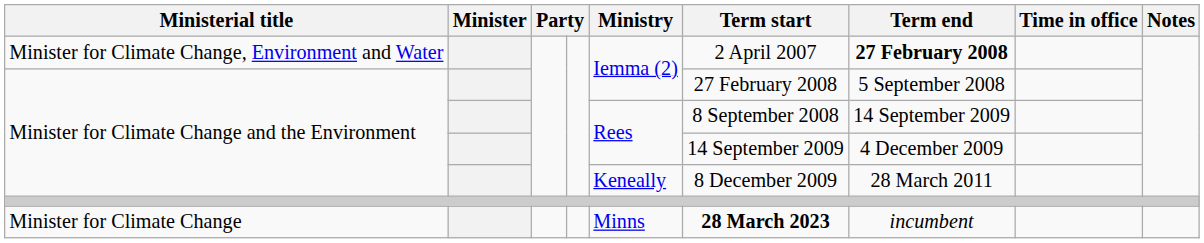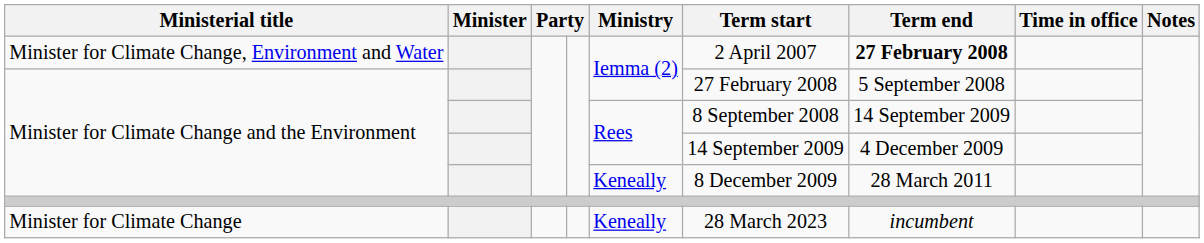(619, 221) Minns -> (630, 221) Keneally
(766, 221) bold -> (766, 221) normal
